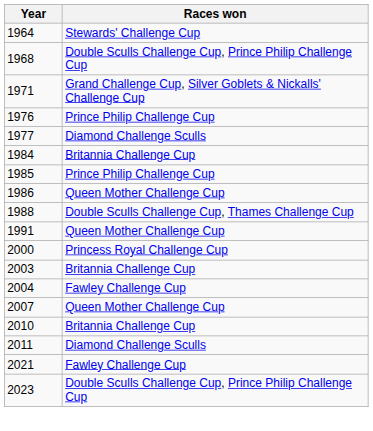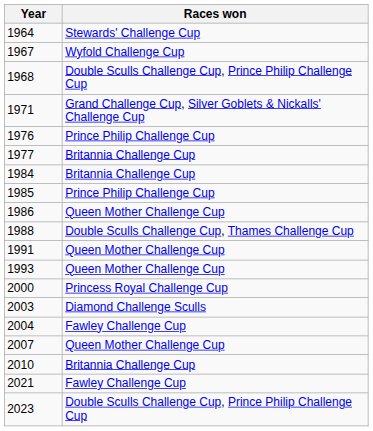+ row: (20, 52)
(136, 136) Diamond Challenge Sculls -> (130, 155) Britannia Challenge Cup
+ row: (20, 269)
(130, 269) Britannia Challenge Cup -> (136, 307) Diamond Challenge Sculls
- row: (20, 345)
